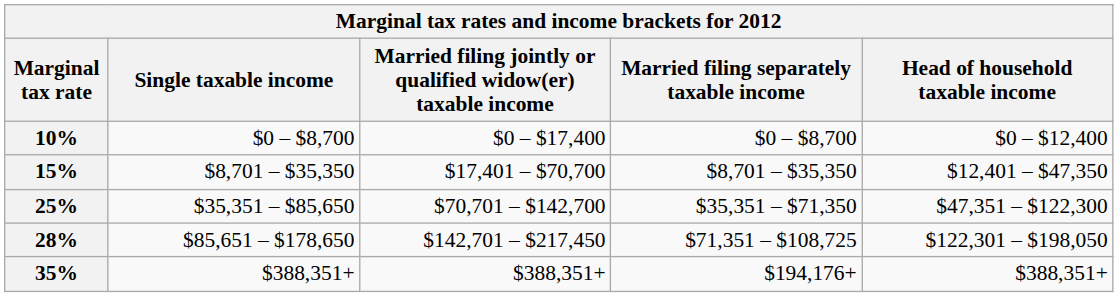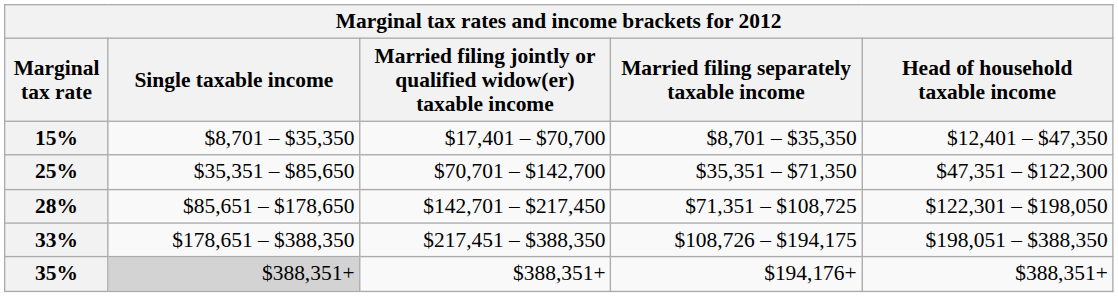- row: (57, 137)
+ row: (57, 239)
(308, 273) no background -> (308, 273) lightgrey background
